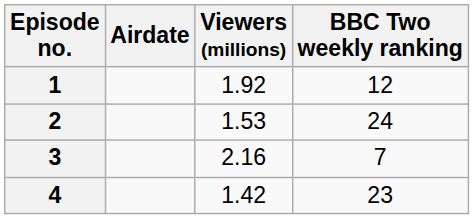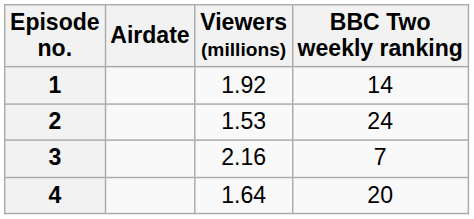(380, 85) 12 -> (380, 85) 14
(244, 194) 1.42 -> (244, 194) 1.64
(380, 194) 23 -> (380, 194) 20
